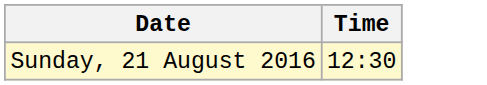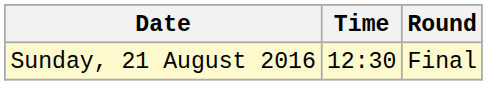+ column: (442, 24)
